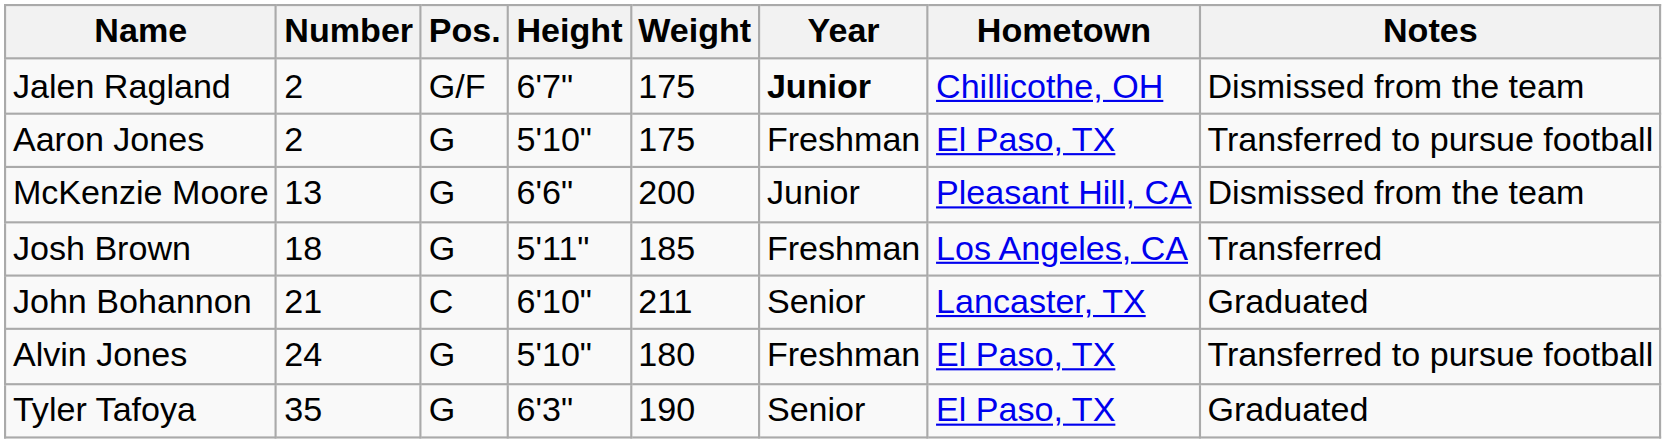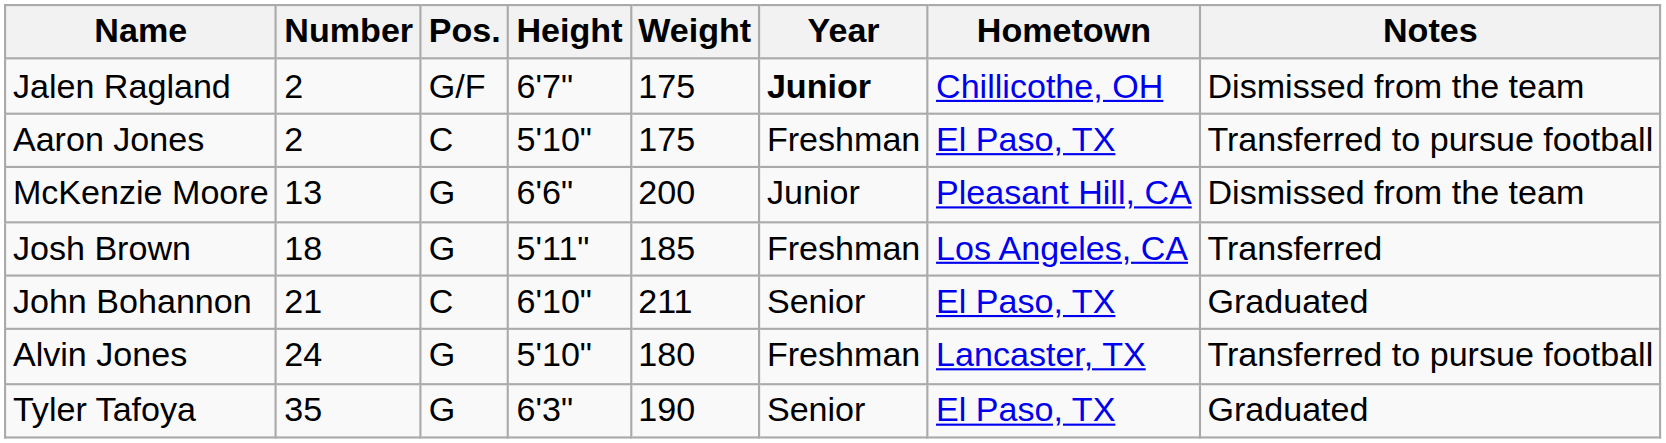(442, 139) G -> (441, 139) C
(1041, 301) Lancaster, TX -> (1026, 301) El Paso, TX
(1026, 355) El Paso, TX -> (1041, 355) Lancaster, TX
